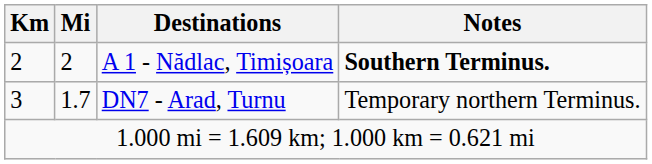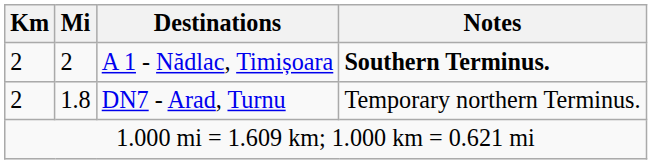(16, 100) 3 -> (16, 100) 2
(75, 100) 1.7 -> (75, 100) 1.8
